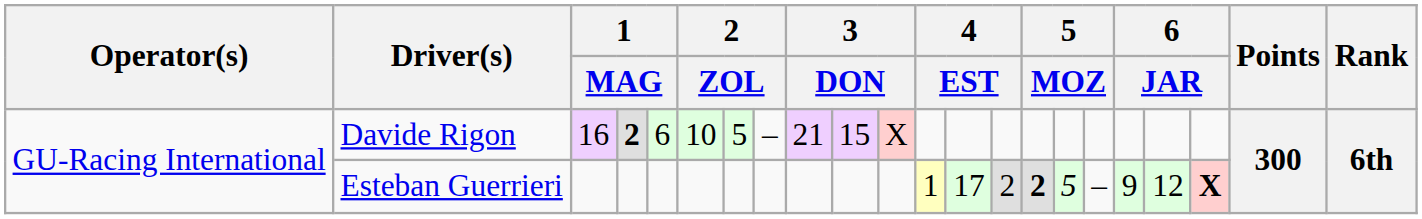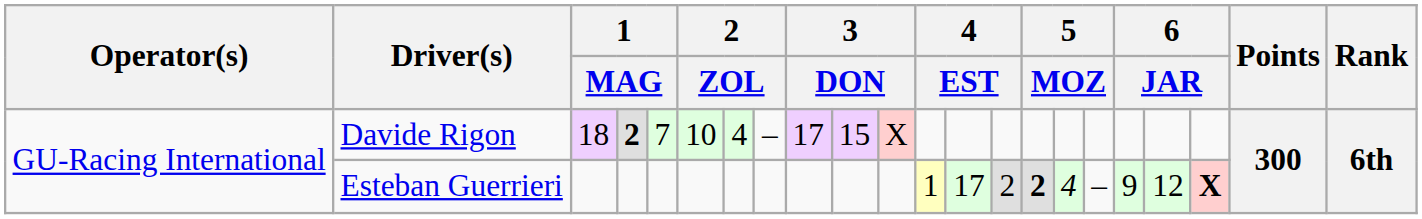(593, 133) 16 -> (593, 133) 18
(662, 133) 6 -> (662, 133) 7
(739, 133) 5 -> (739, 133) 4
(808, 133) 21 -> (808, 133) 17
(1068, 185) 5 -> (1068, 185) 4
